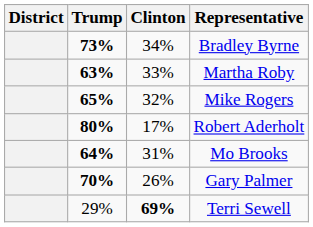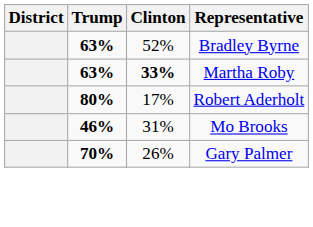(97, 45) 73% -> (97, 45) 63%
(158, 45) 34% -> (158, 45) 52%
(158, 72) normal -> (158, 72) bold
- row: (249, 99)
(97, 153) 64% -> (97, 126) 46%
- row: (249, 208)
